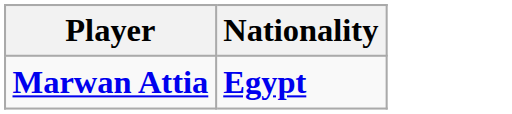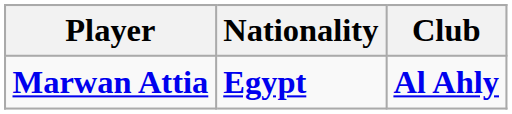+ column: (446, 30)
